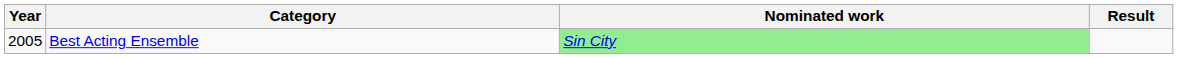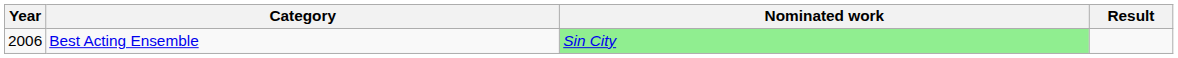(25, 41) 2005 -> (25, 41) 2006
